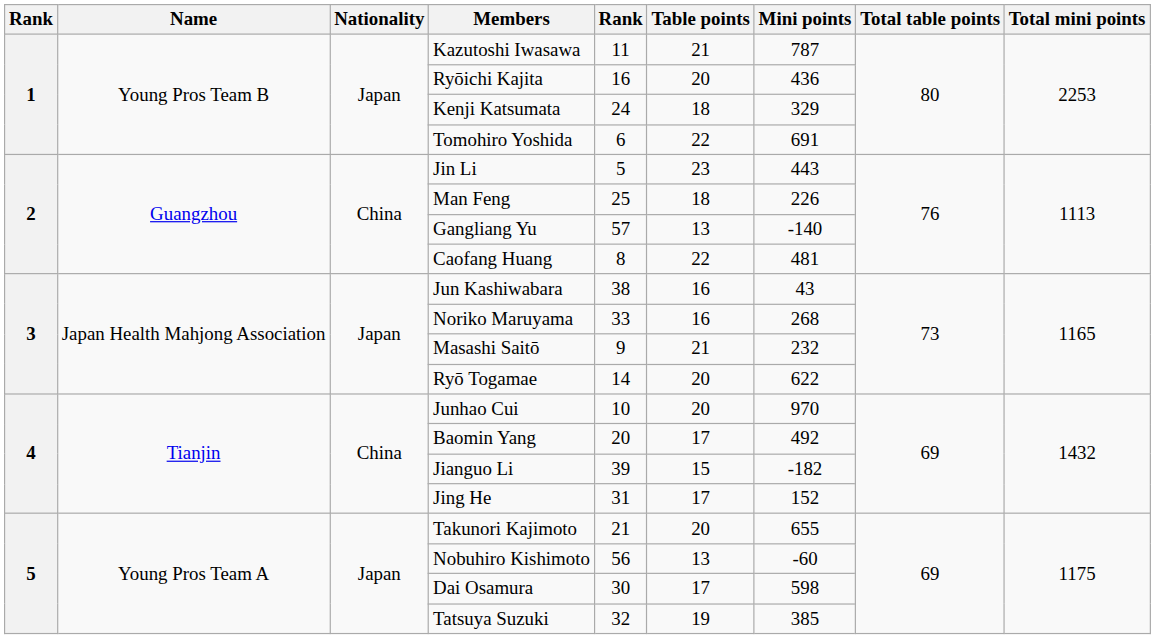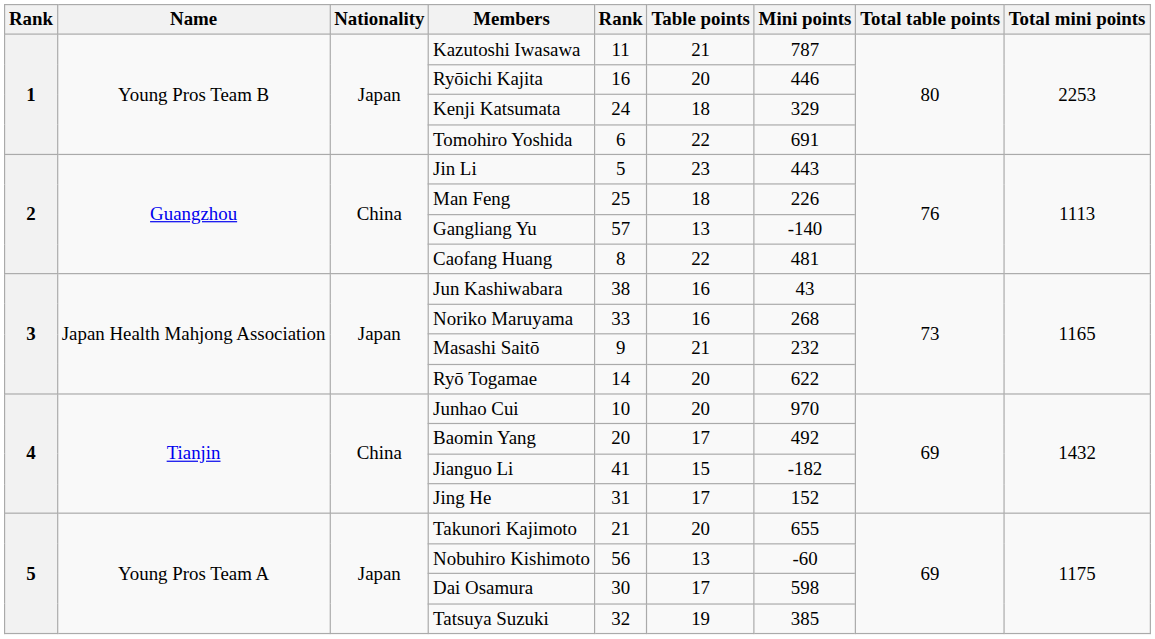(805, 79) 436 -> (805, 79) 446
(621, 468) 39 -> (621, 468) 41
